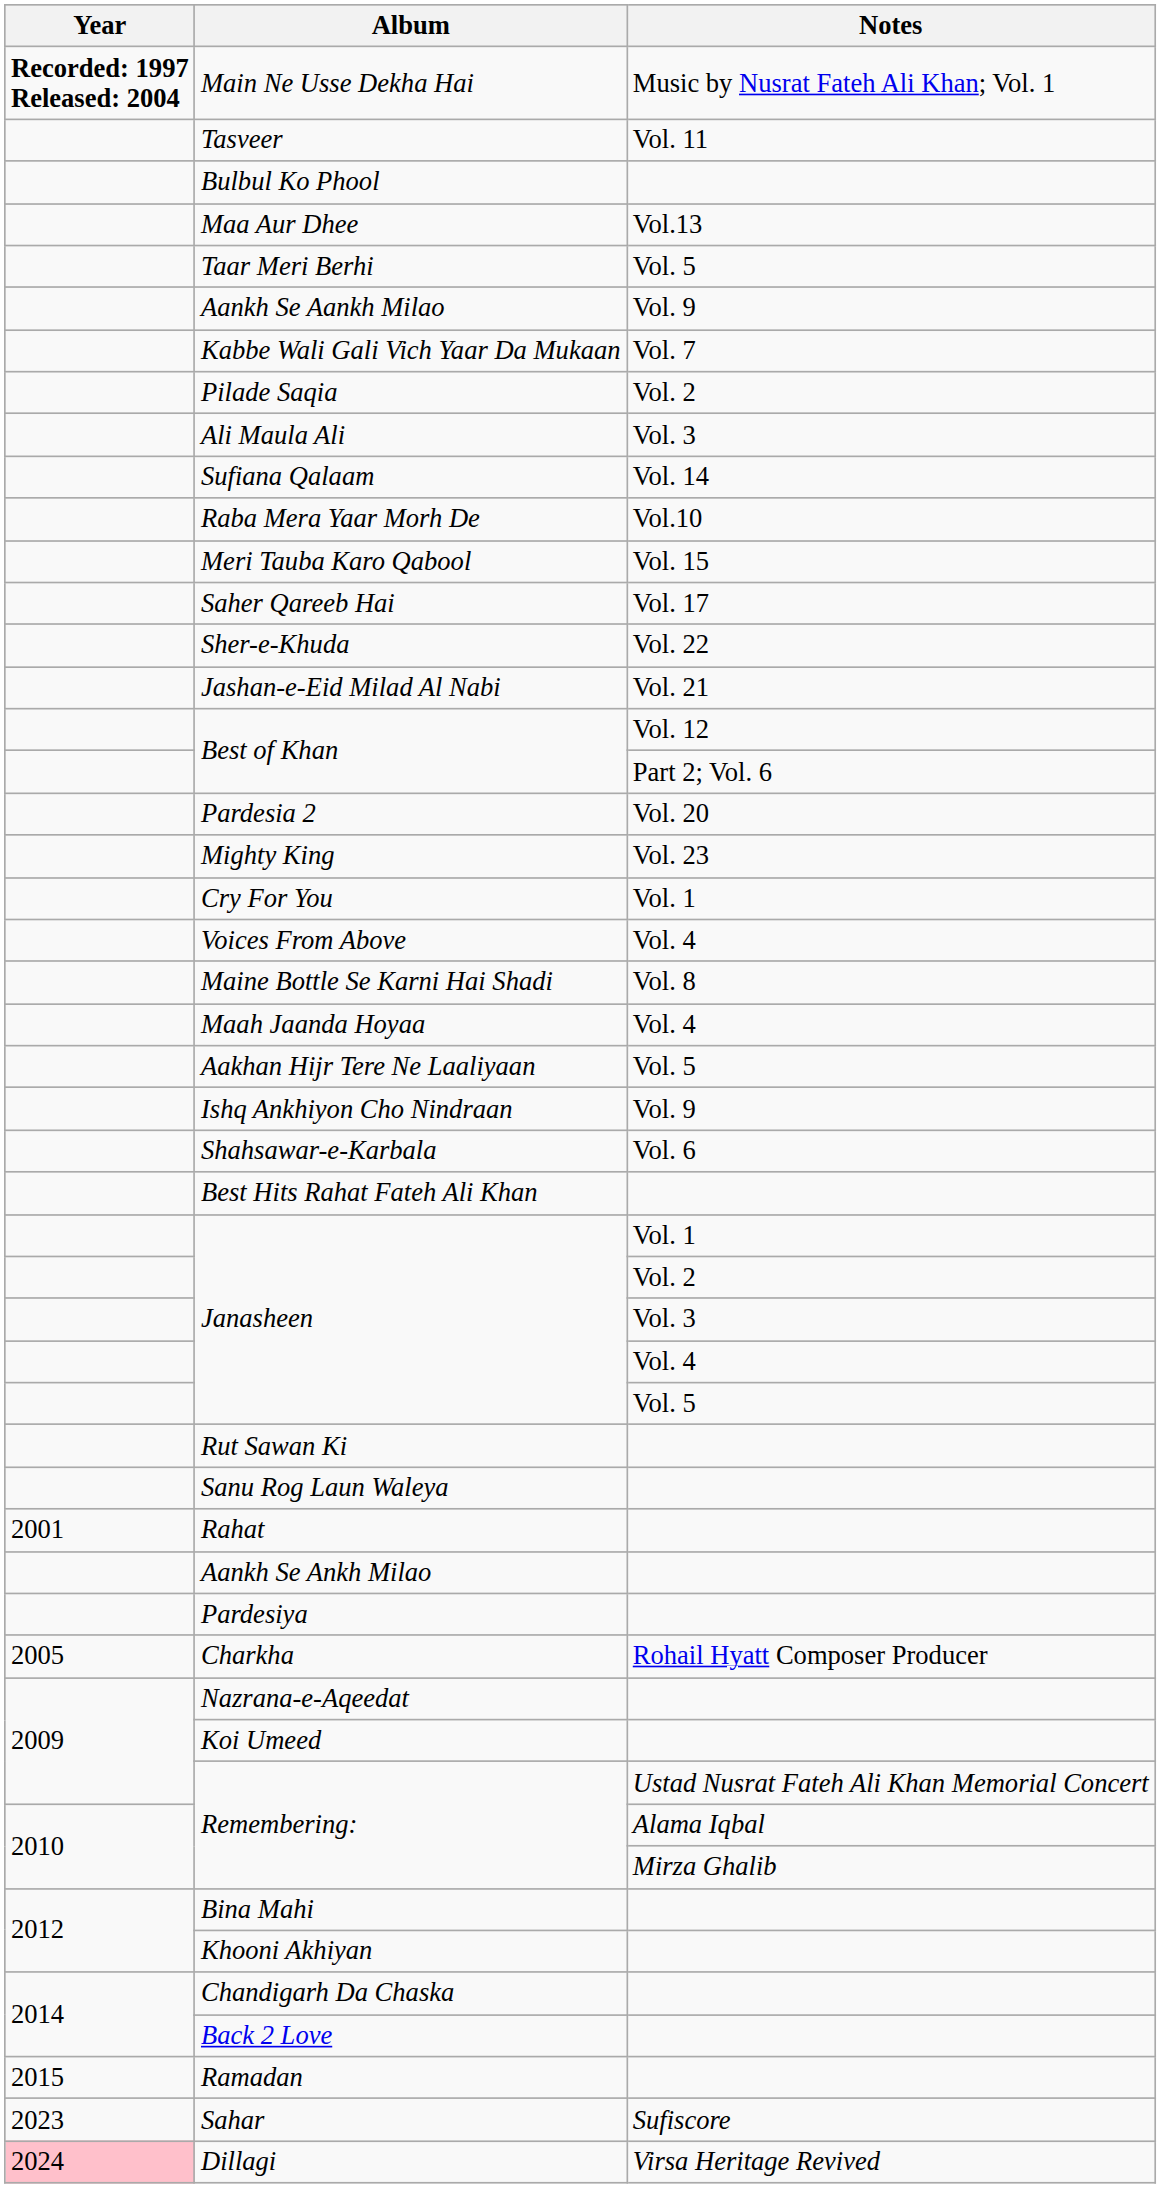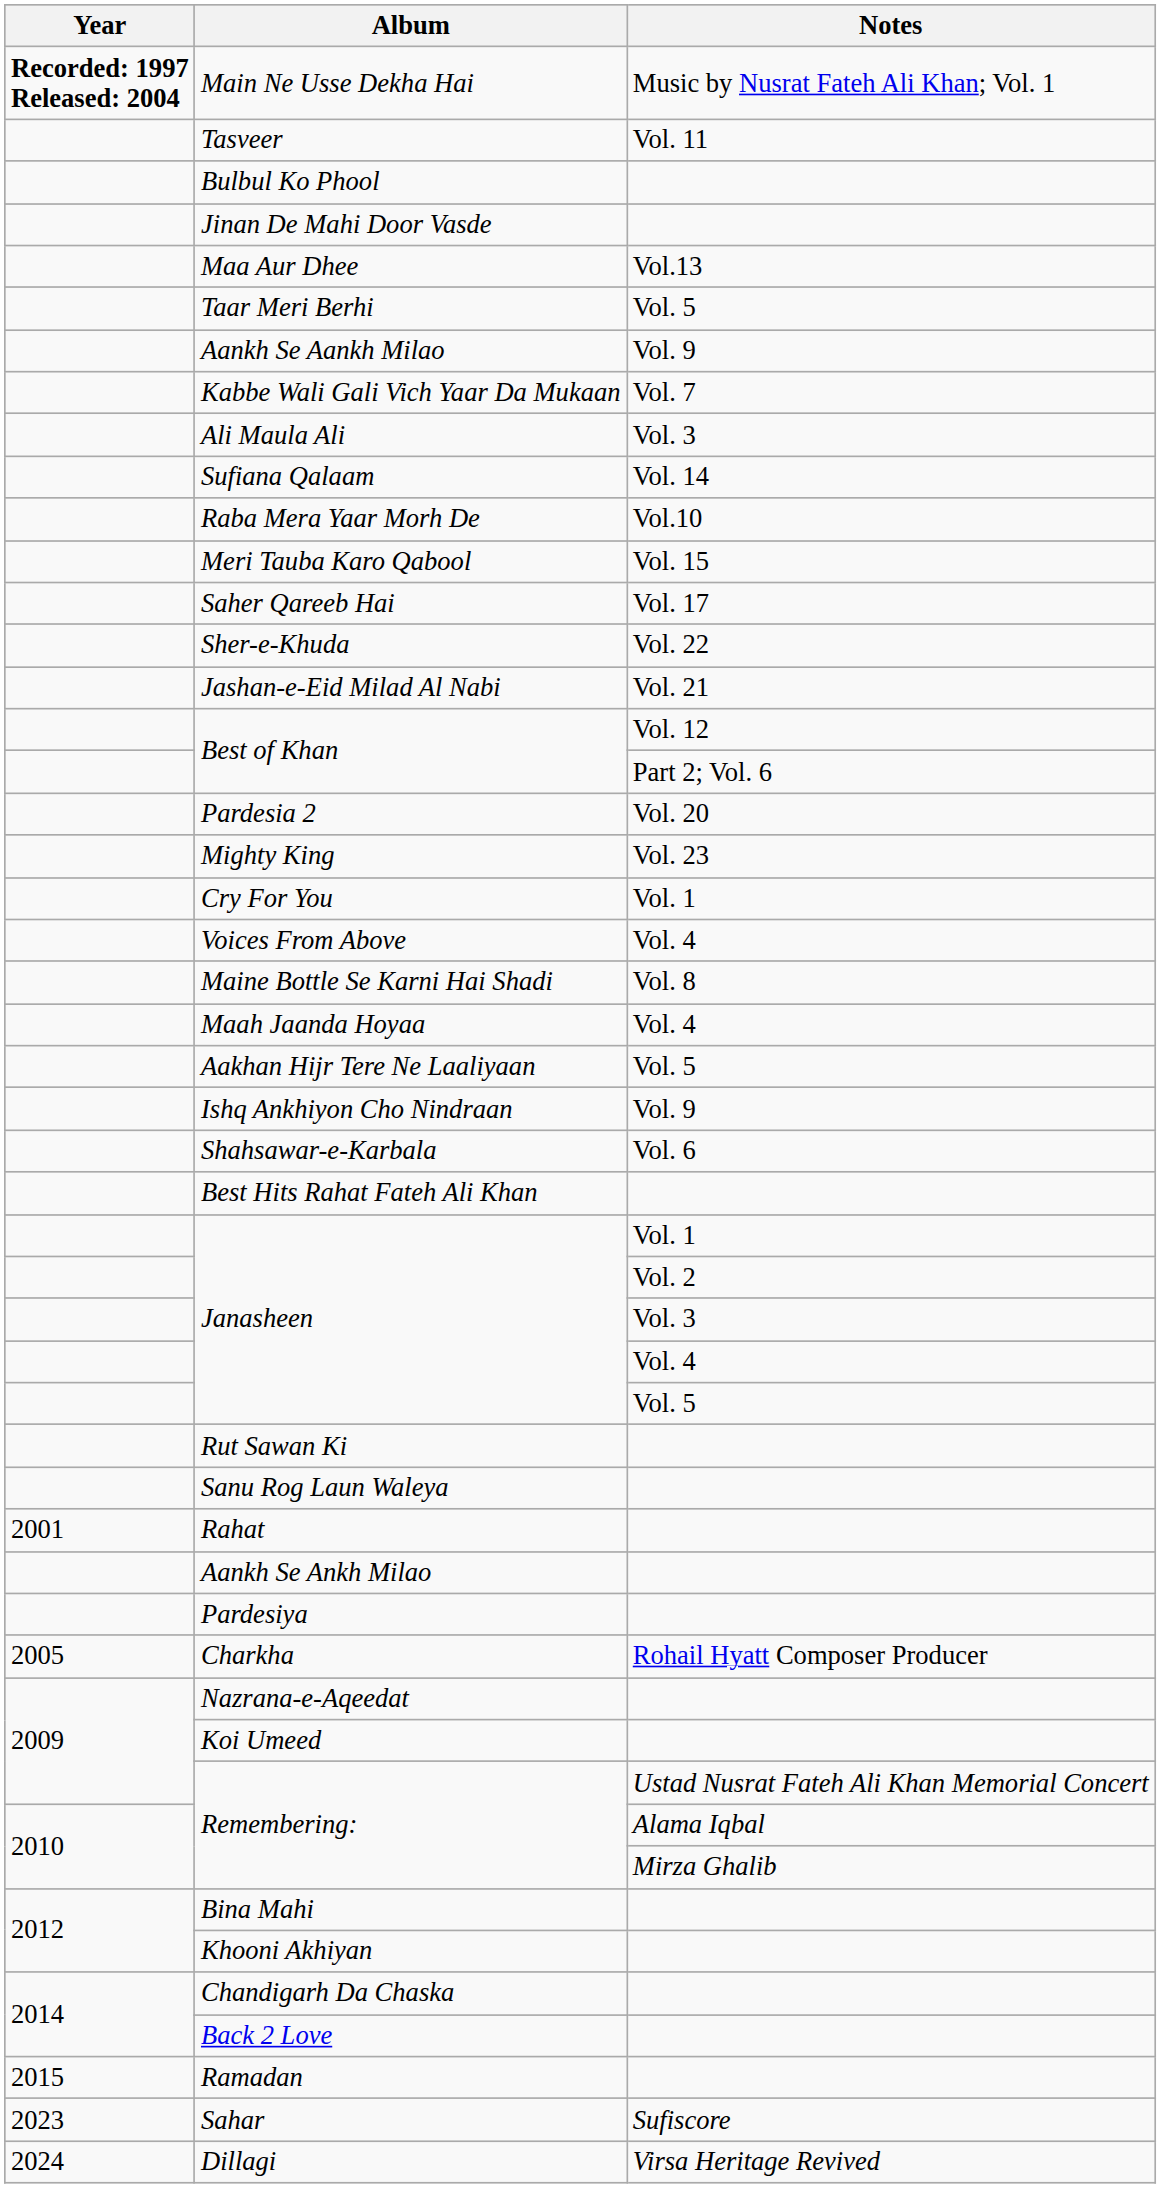+ row: (346, 223)
- row: (269, 392)
(38, 2161) pink background -> (38, 2161) no background
